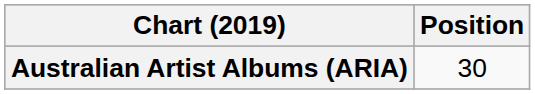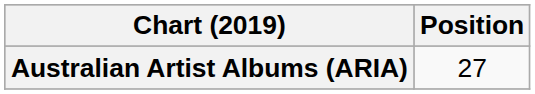(472, 67) 30 -> (472, 67) 27
